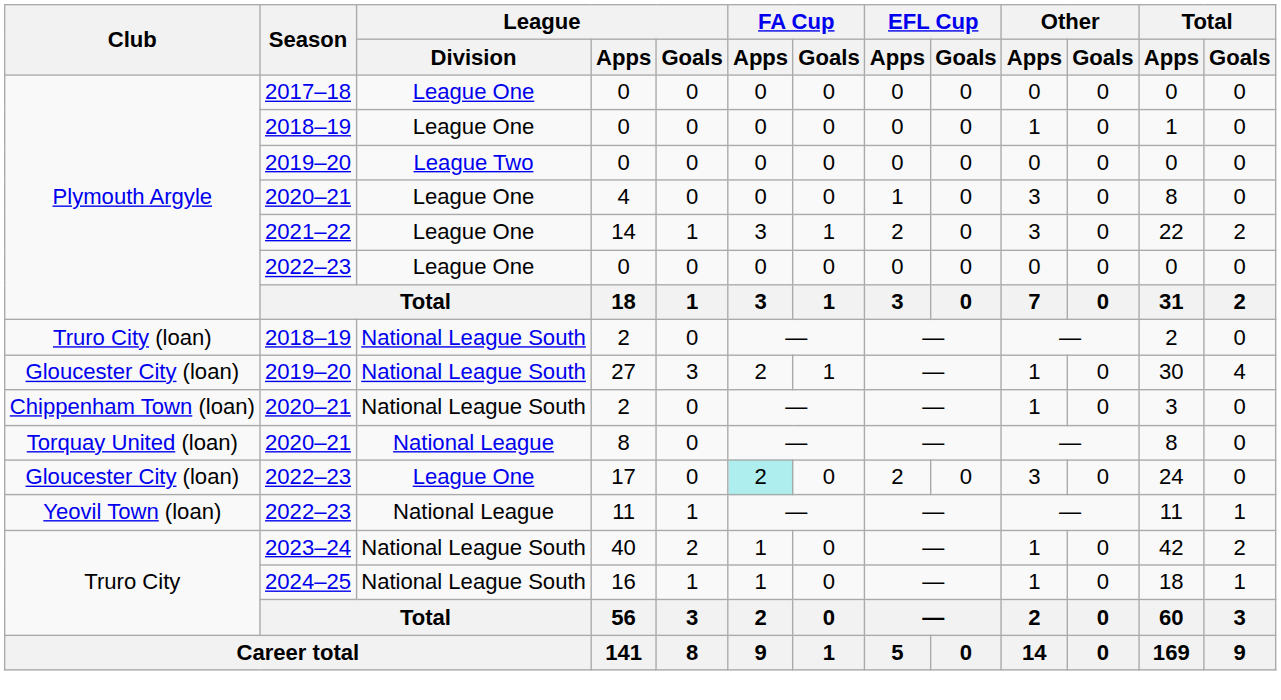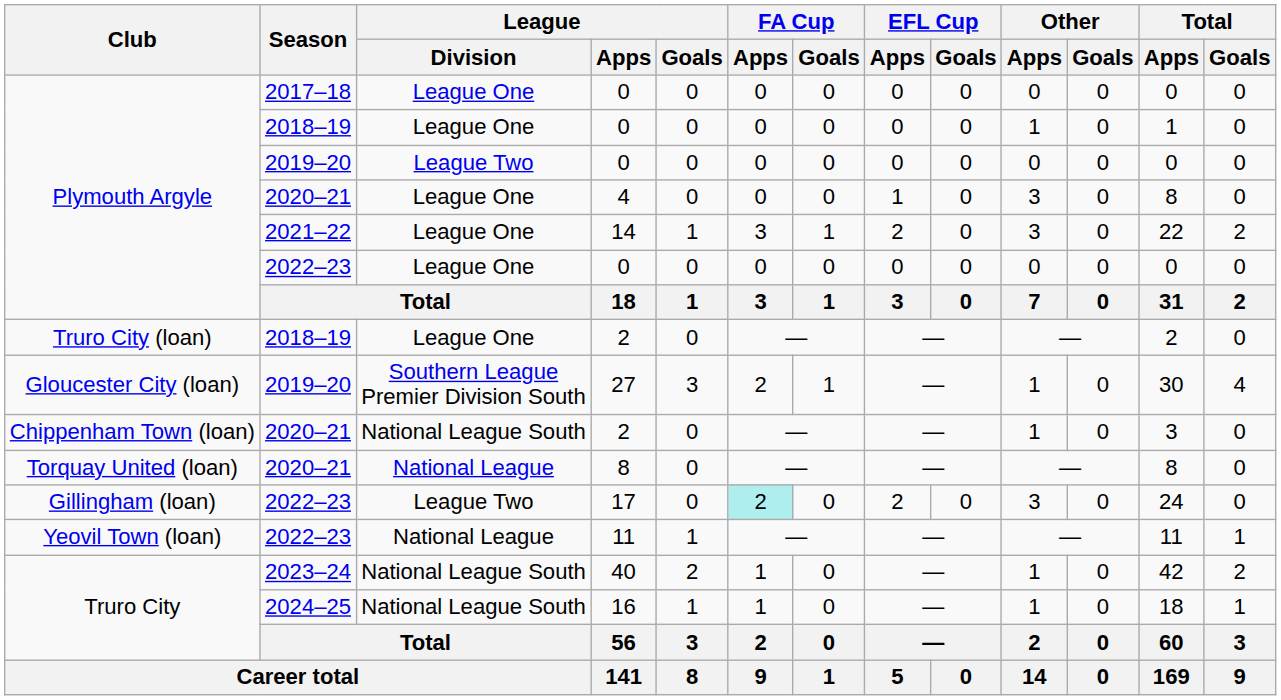(474, 337) National League South -> (474, 337) League One
(474, 372) National League South -> (474, 384) Southern League Premier Division South
(132, 477) Gloucester City (loan) -> (132, 502) Gillingham (loan)
(474, 477) League One -> (474, 502) League Two
